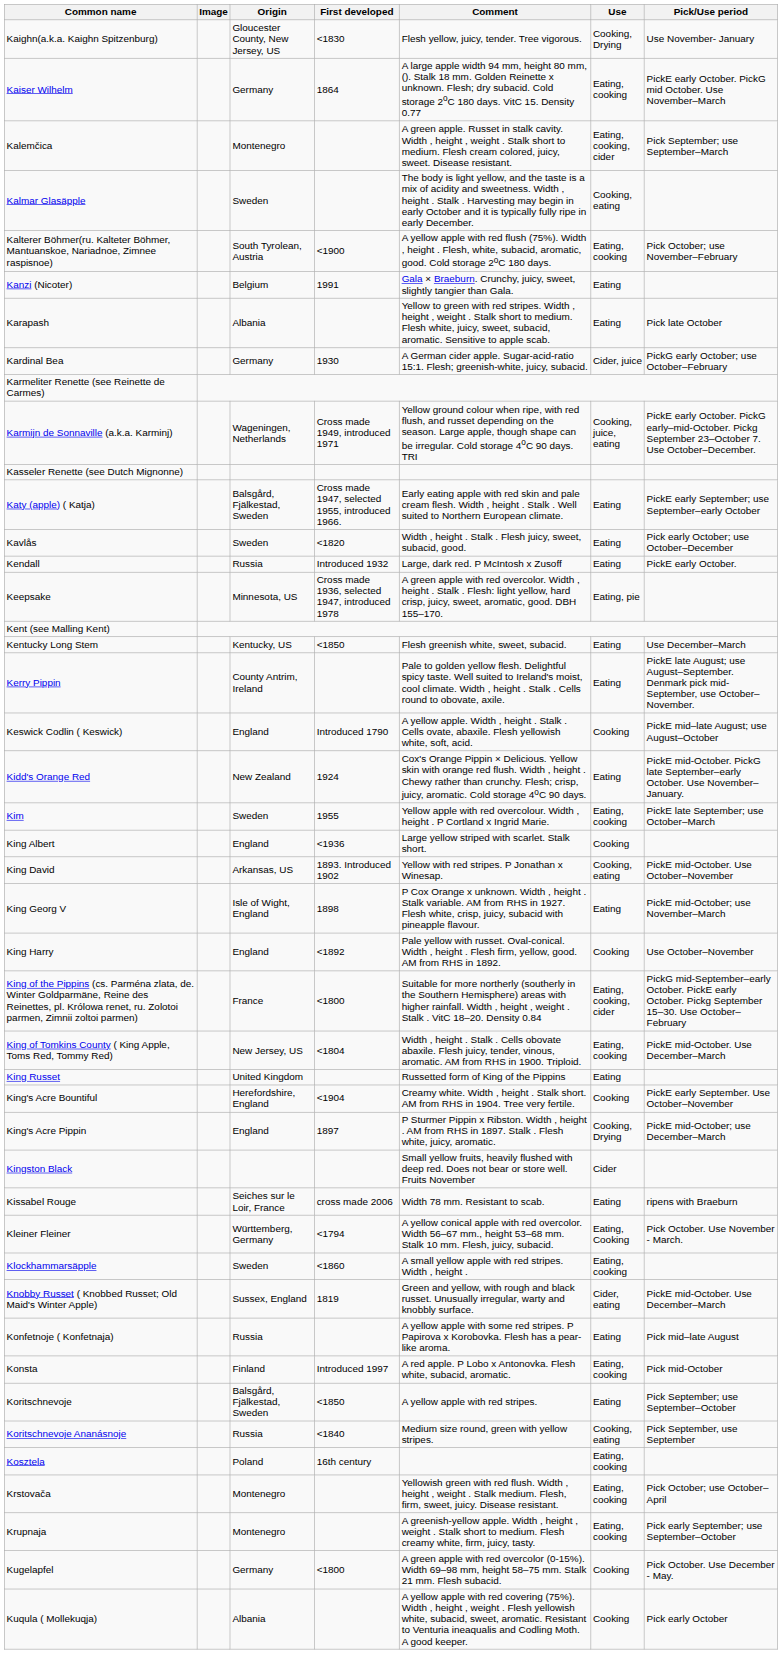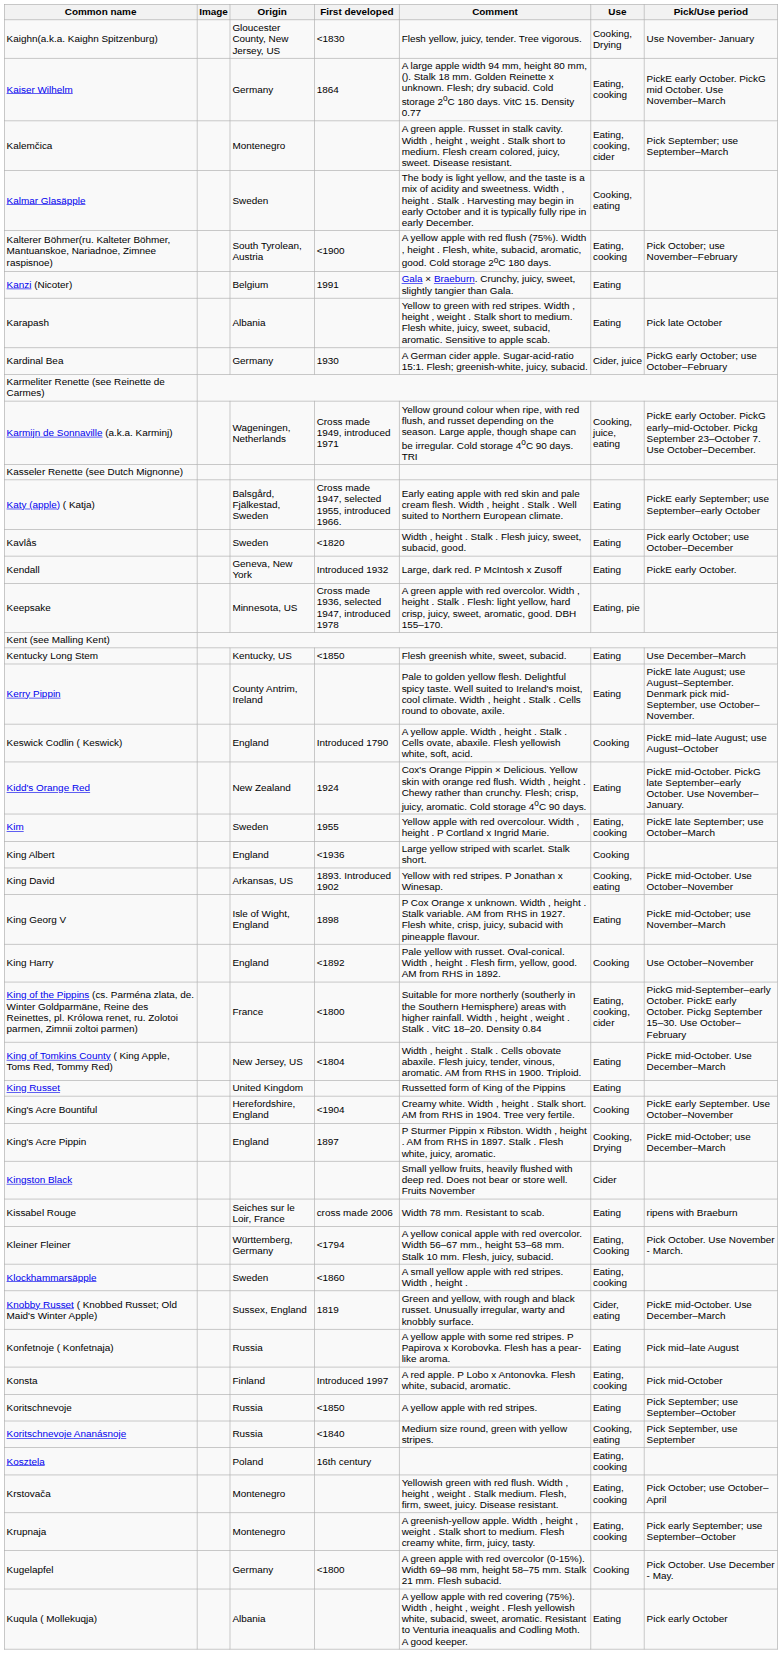(248, 564) Russia -> (262, 569) Geneva, New York
(610, 1050) Eating, cooking -> (607, 1061) Eating
(256, 1402) Balsgård, Fjälkestad, Sweden -> (248, 1407) Russia
(611, 1619) Cooking -> (607, 1619) Eating
